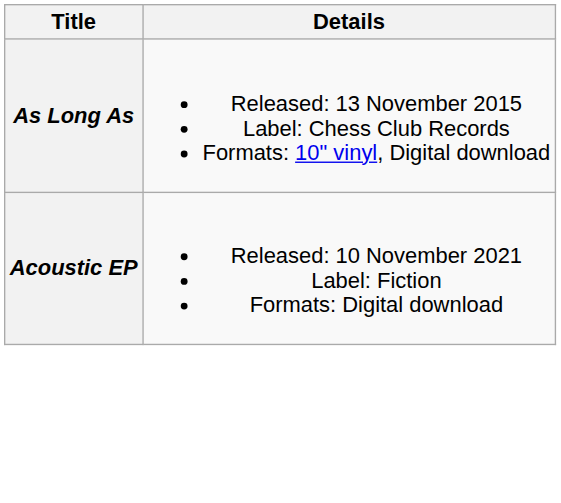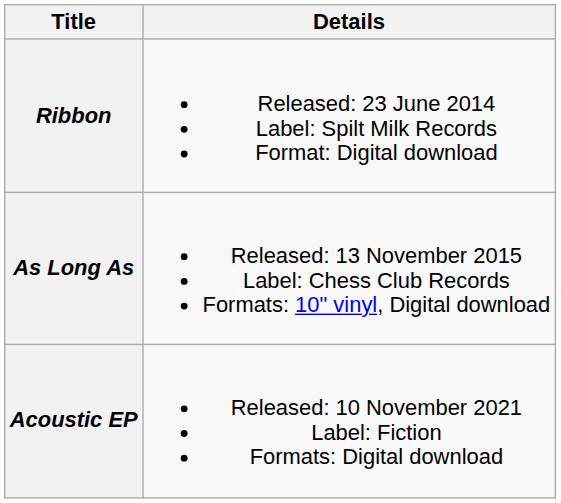+ row: (74, 115)
